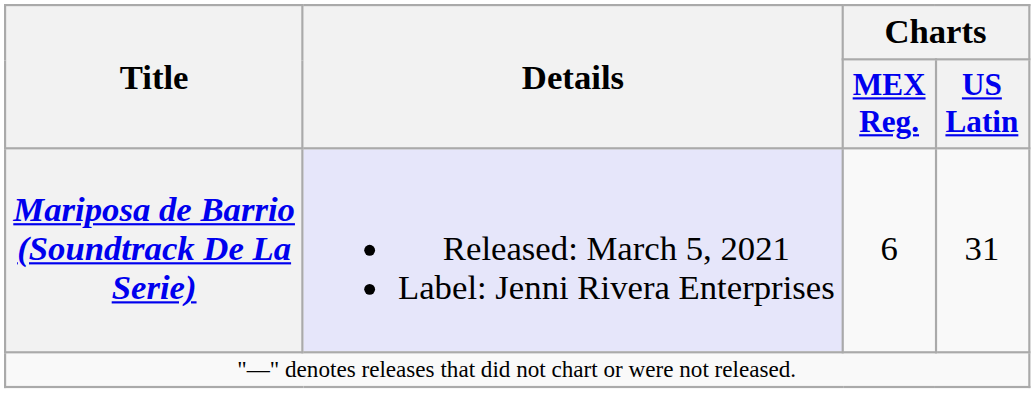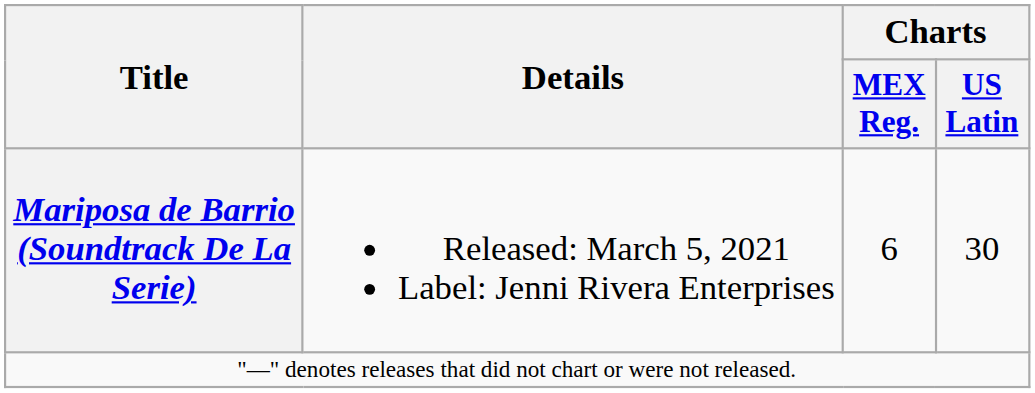(573, 269) lavender background -> (573, 269) no background
(982, 249) 31 -> (982, 249) 30
